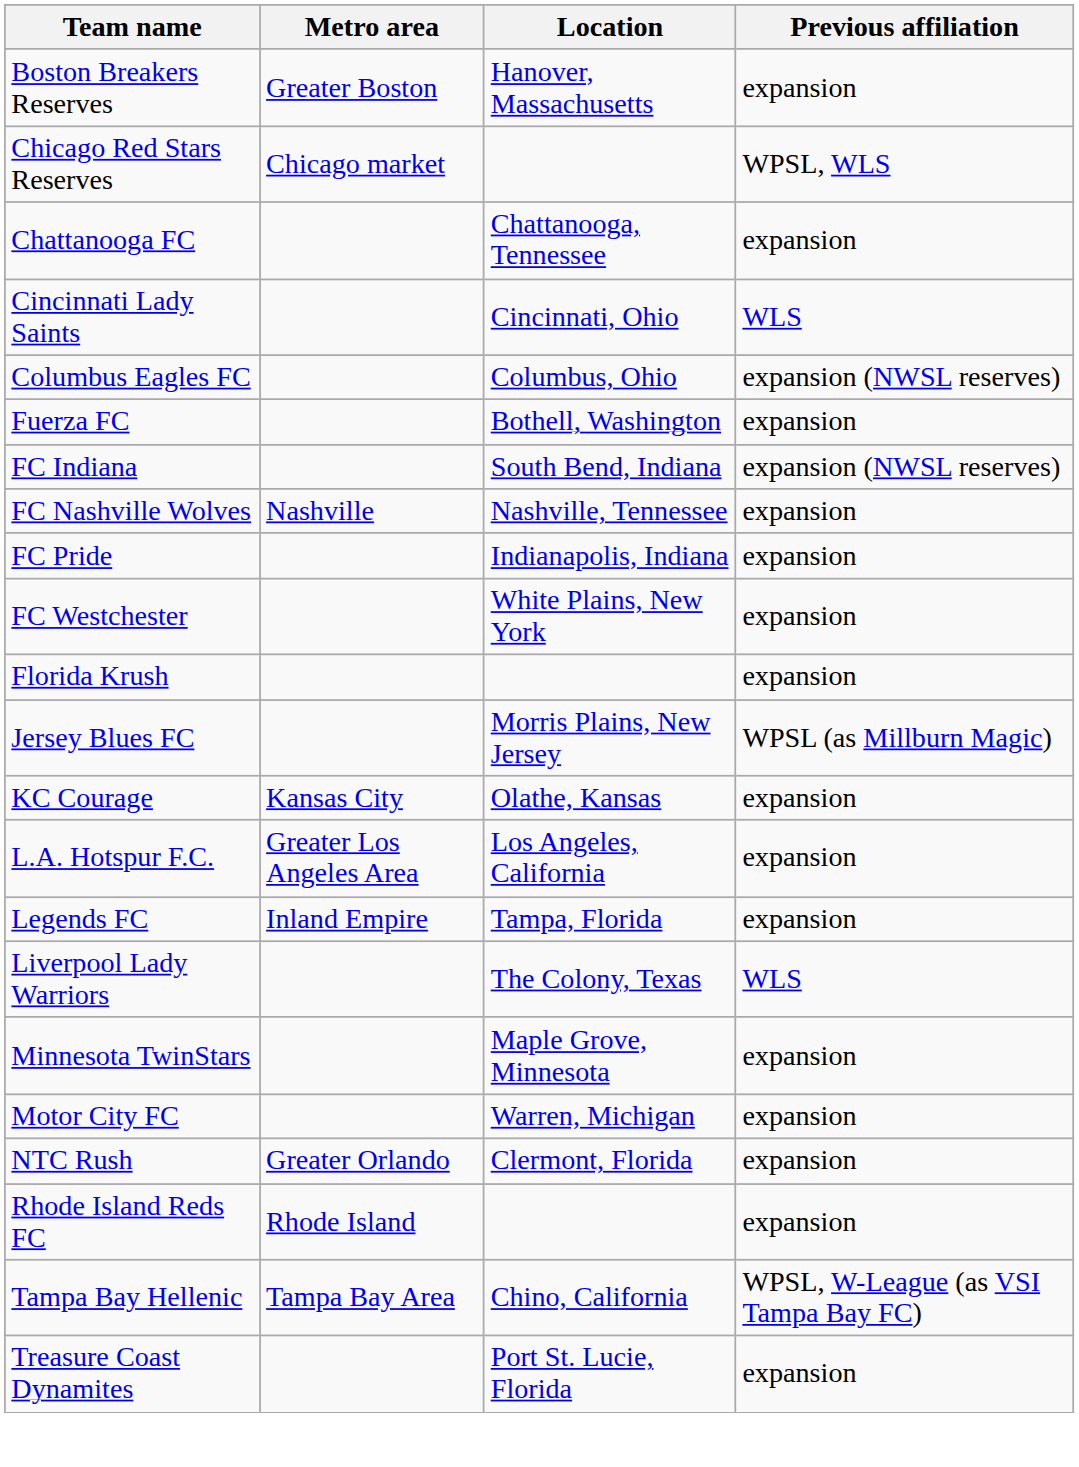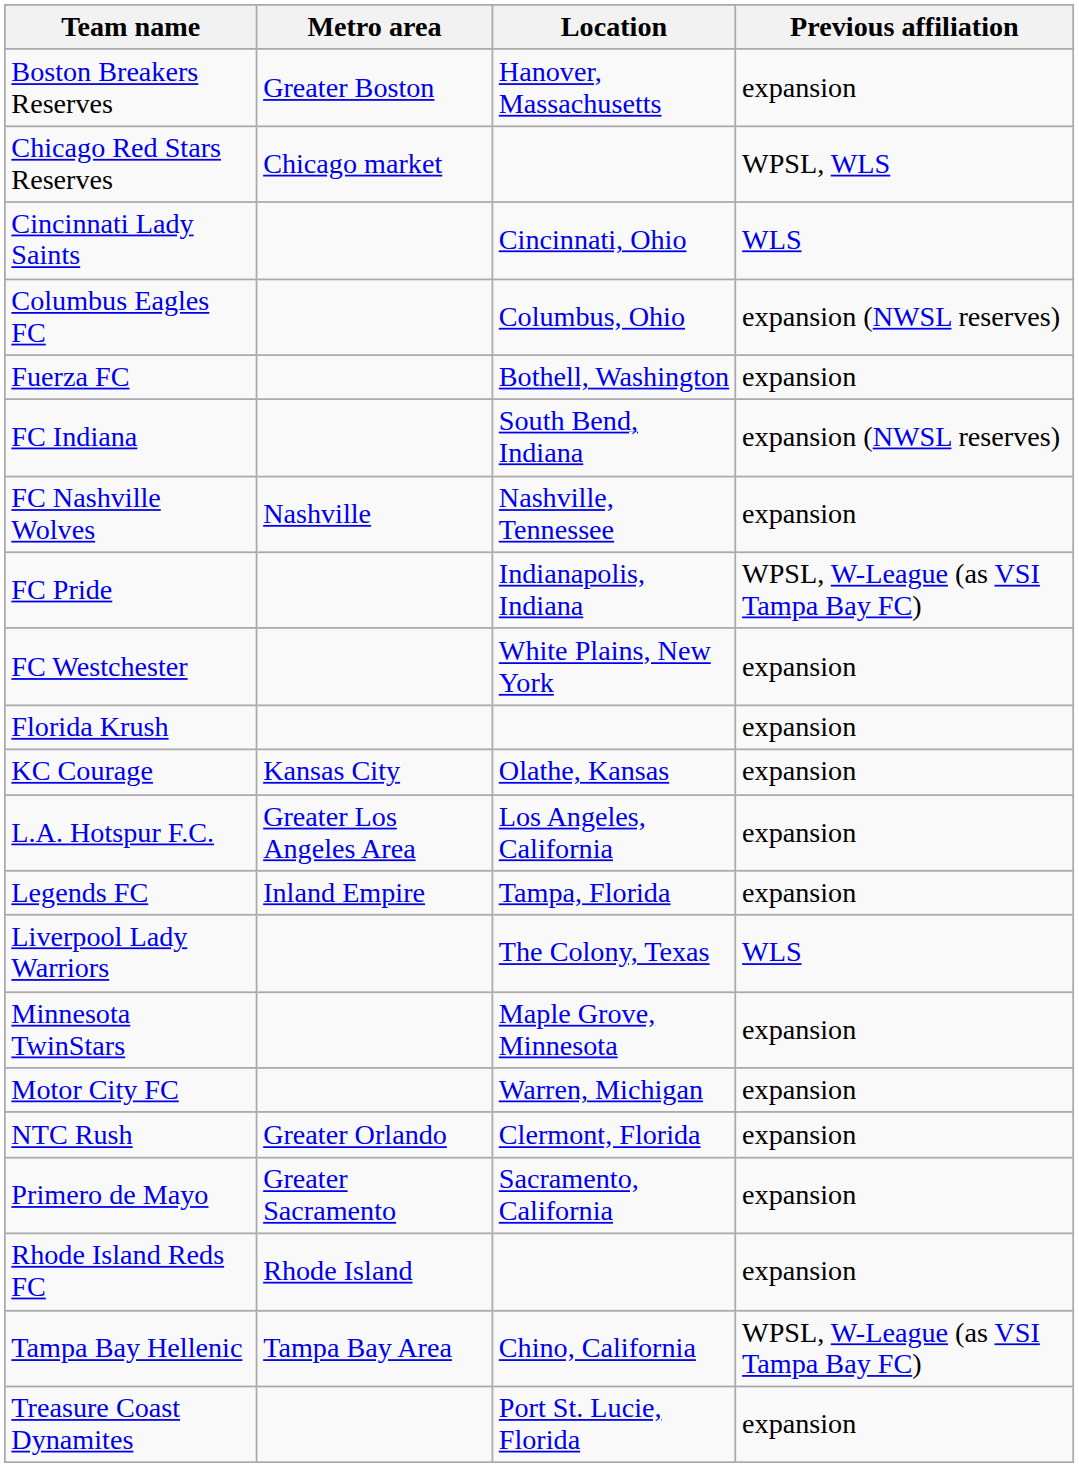- row: (103, 240)
(799, 555) expansion -> (891, 590) WPSL, W-League (as VSI Tampa Bay FC)
- row: (103, 736)
+ row: (110, 1195)
